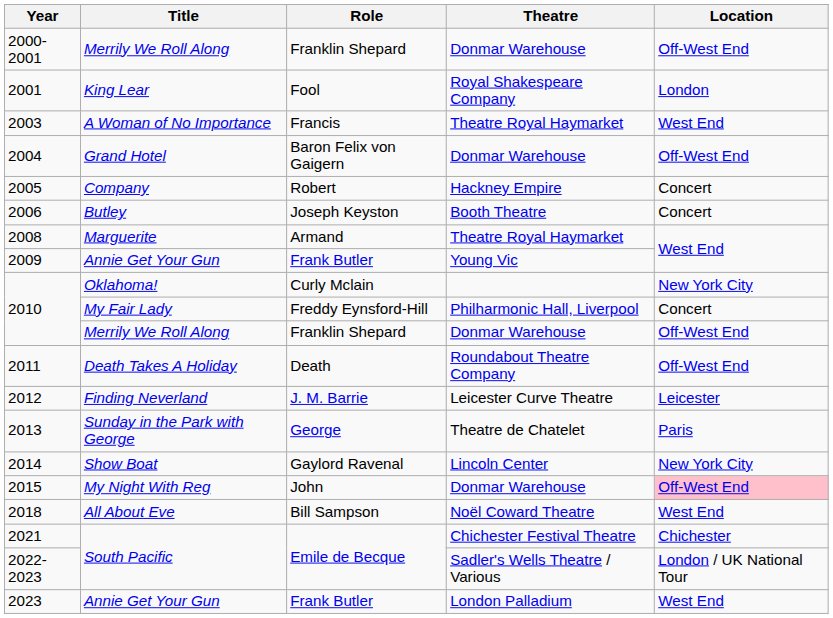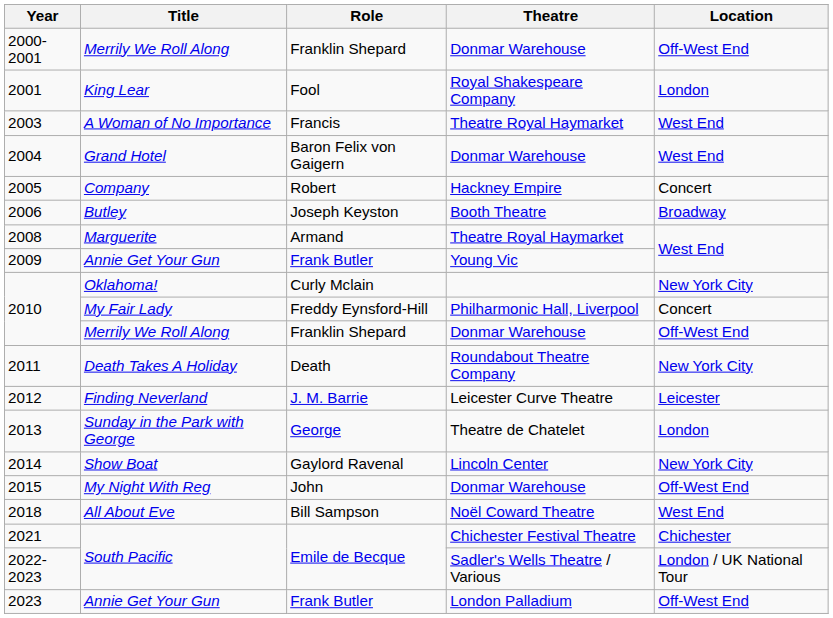(704, 155) Off-West End -> (691, 155) West End
(685, 212) Concert -> (692, 212) Broadway
(704, 365) Off-West End -> (706, 365) New York City
(676, 430) Paris -> (684, 430) London
(704, 487) pink background -> (704, 487) no background
(691, 601) West End -> (704, 601) Off-West End
